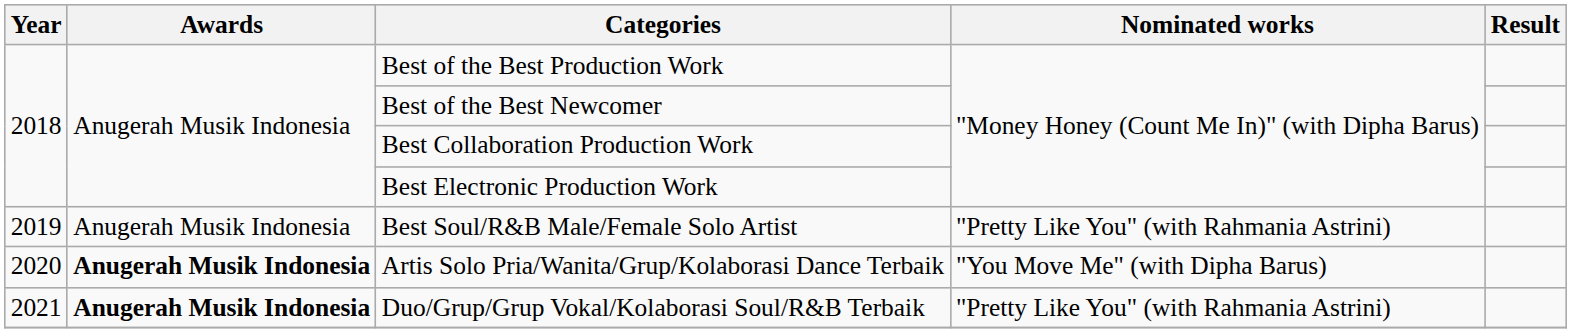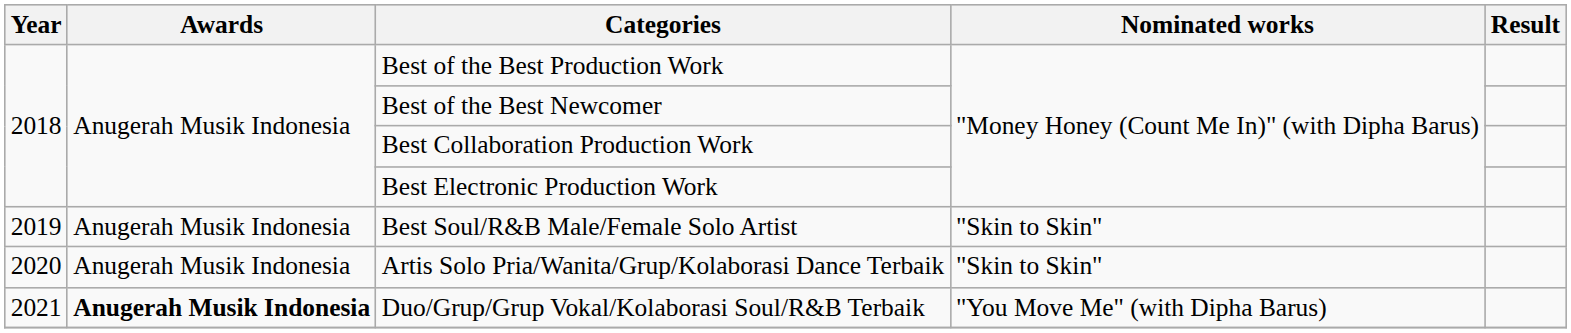(1173, 226) "Pretty Like You" (with Rahmania Astrini) -> (1029, 226) "Skin to Skin"
(222, 266) bold -> (212, 266) normal
(1141, 266) "You Move Me" (with Dipha Barus) -> (1029, 266) "Skin to Skin"
(1173, 307) "Pretty Like You" (with Rahmania Astrini) -> (1141, 307) "You Move Me" (with Dipha Barus)
